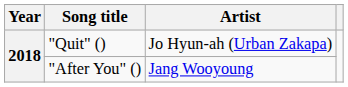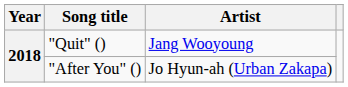(240, 43) Jo Hyun-ah (Urban Zakapa) -> (201, 43) Jang Wooyoung
(201, 69) Jang Wooyoung -> (240, 69) Jo Hyun-ah (Urban Zakapa)
